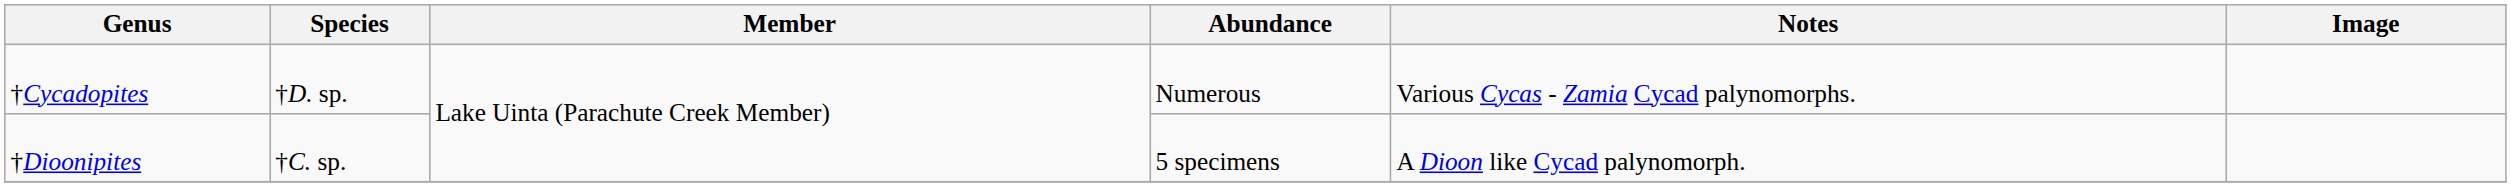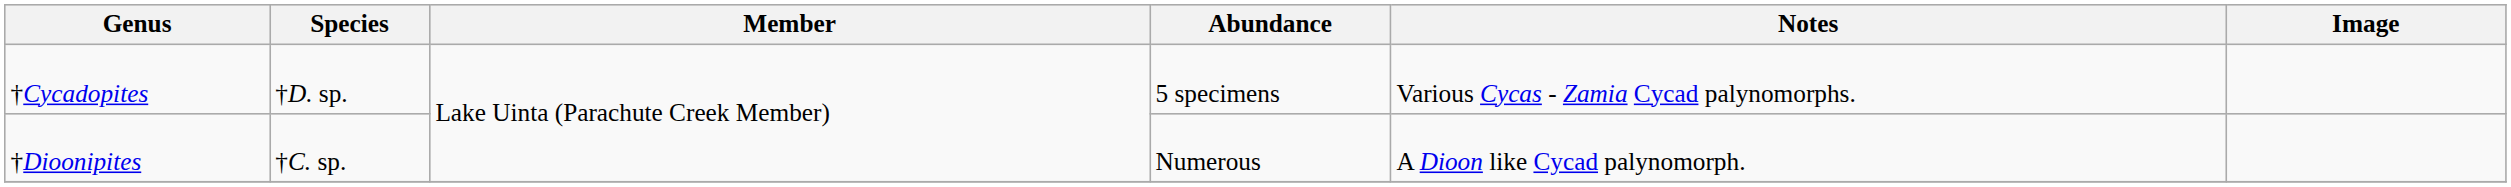(1208, 93) Numerous -> (1218, 93) 5 specimens
(1218, 161) 5 specimens -> (1208, 161) Numerous
